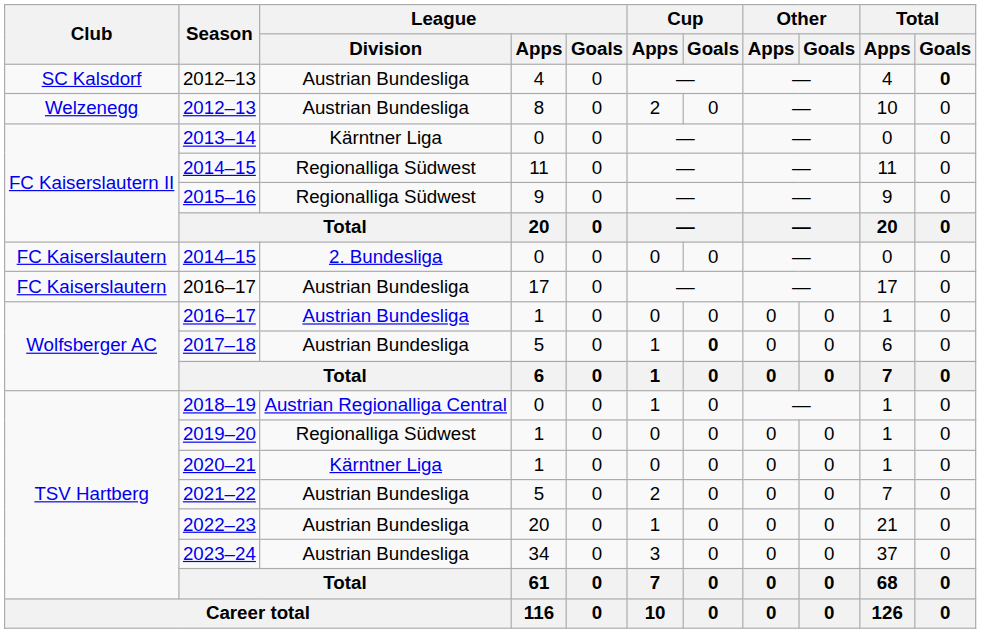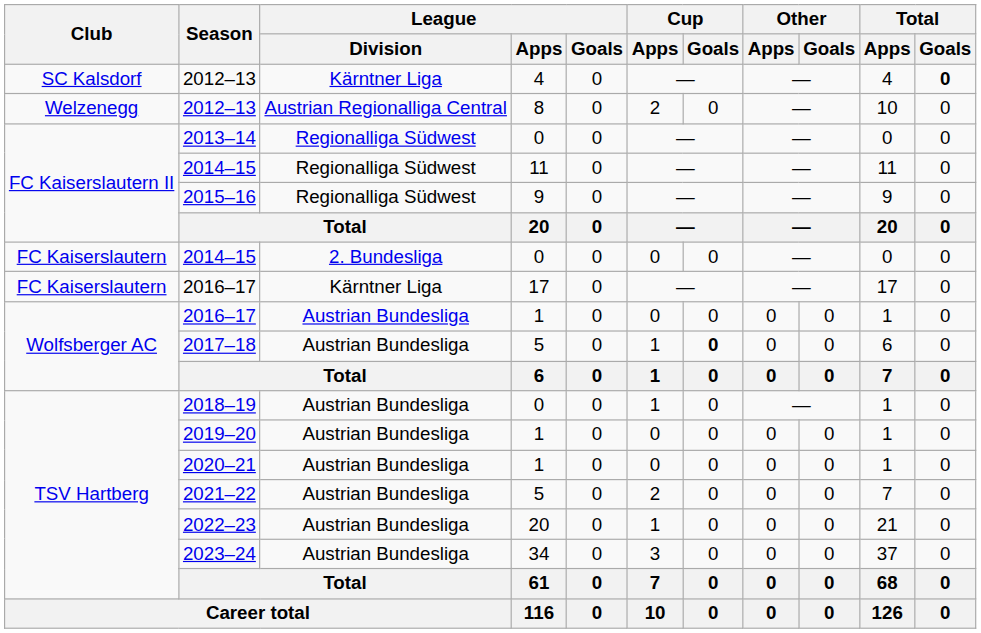(386, 78) Austrian Bundesliga -> (386, 78) Kärntner Liga
(386, 108) Austrian Bundesliga -> (386, 108) Austrian Regionalliga Central
(386, 138) Kärntner Liga -> (386, 138) Regionalliga Südwest
(386, 286) Austrian Bundesliga -> (386, 286) Kärntner Liga
(386, 405) Austrian Regionalliga Central -> (386, 405) Austrian Bundesliga
(386, 434) Regionalliga Südwest -> (386, 434) Austrian Bundesliga
(386, 464) Kärntner Liga -> (386, 464) Austrian Bundesliga
